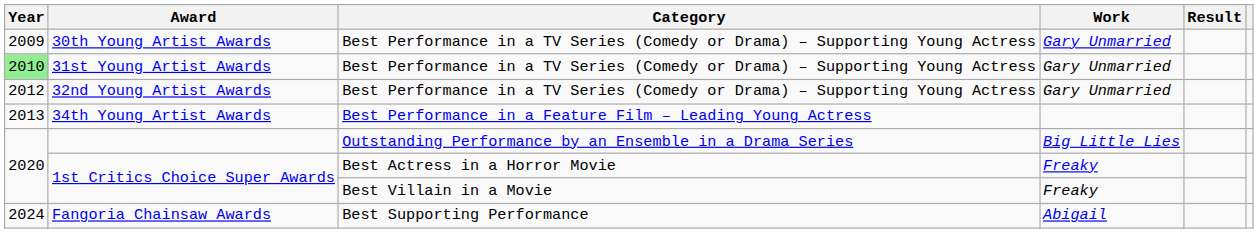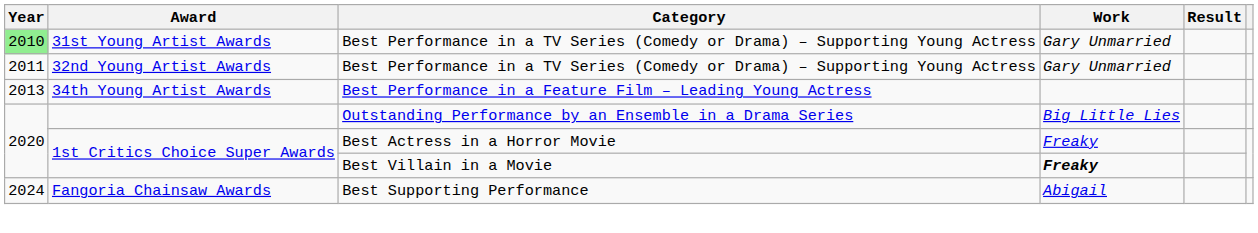- row: (162, 42)
(26, 91) 2012 -> (26, 67) 2011
(1070, 191) normal -> (1070, 166) bold
